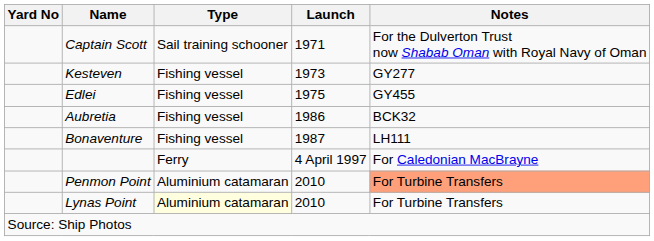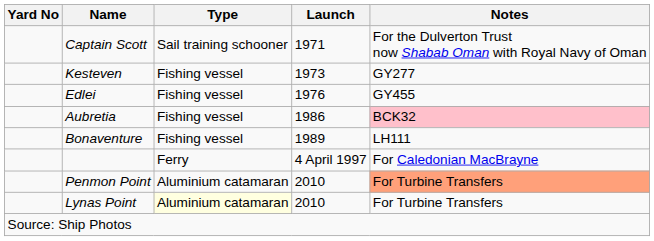(310, 95) 1975 -> (310, 95) 1976
(394, 116) no background -> (394, 116) pink background
(310, 138) 1987 -> (310, 138) 1989
